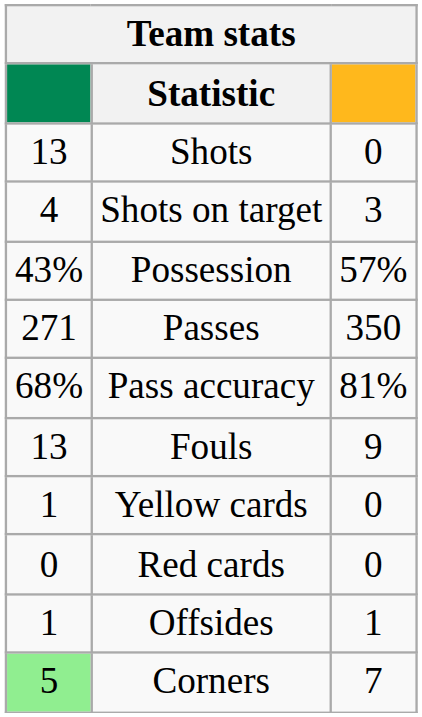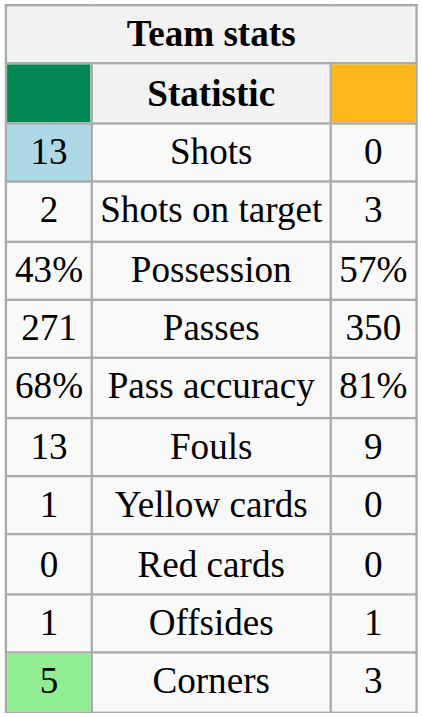(49, 151) no background -> (49, 151) lightblue background
(49, 210) 4 -> (49, 210) 2
(373, 681) 7 -> (373, 681) 3
